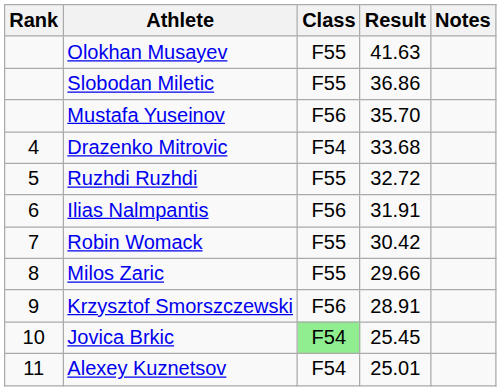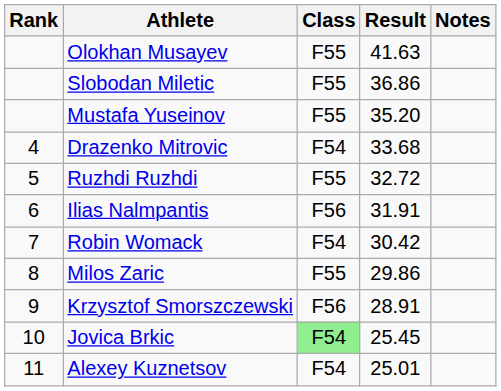(329, 115) F56 -> (329, 115) F55
(395, 115) 35.70 -> (395, 115) 35.20
(329, 242) F55 -> (329, 242) F54
(395, 274) 29.66 -> (395, 274) 29.86
